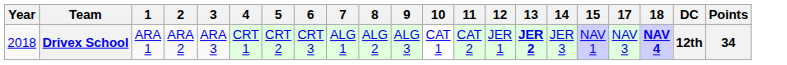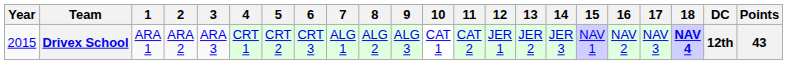+ column: (624, 14)
(22, 42) 2018 -> (22, 42) 2015
(531, 42) bold -> (531, 42) normal
(728, 42) 34 -> (759, 42) 43
